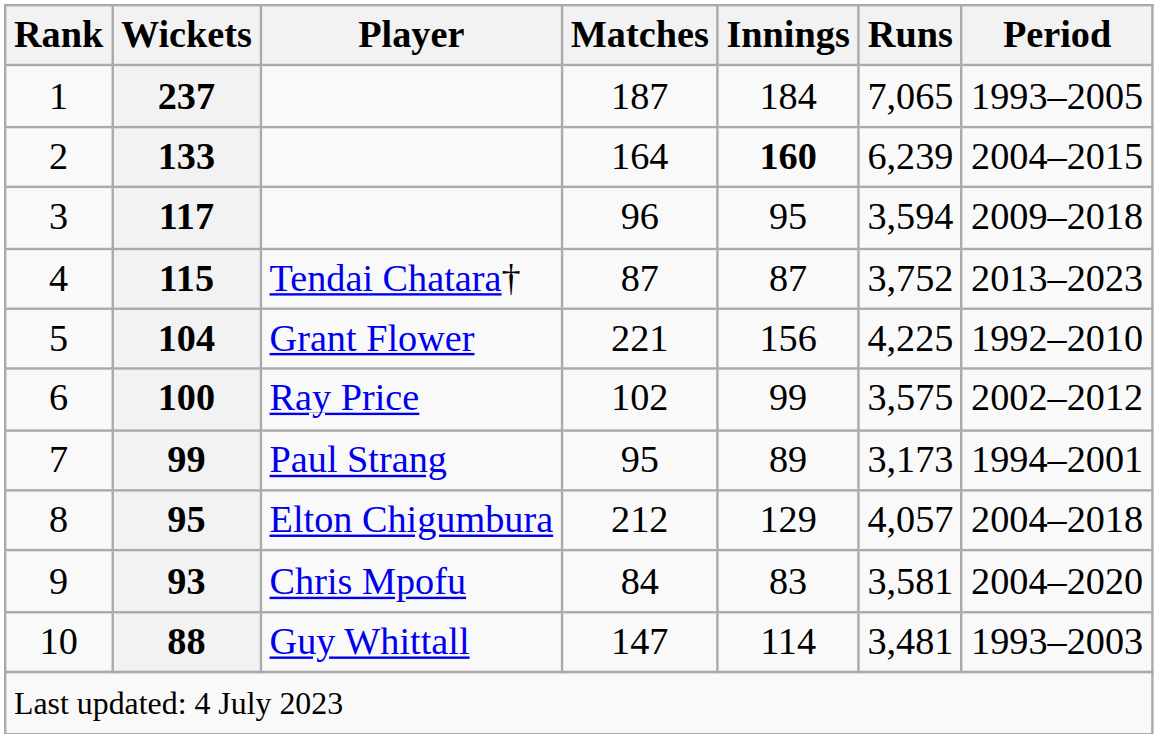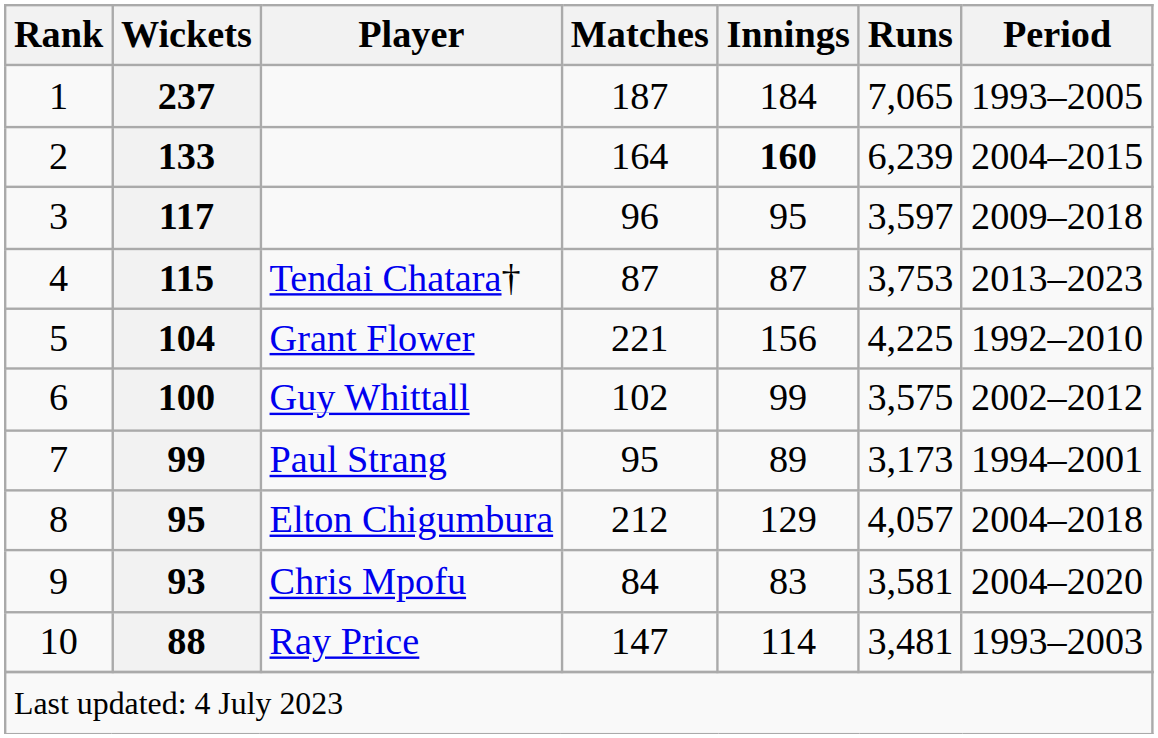(910, 216) 3,594 -> (910, 216) 3,597
(910, 277) 3,752 -> (910, 277) 3,753
(344, 398) Ray Price -> (370, 398) Guy Whittall
(370, 641) Guy Whittall -> (344, 641) Ray Price
